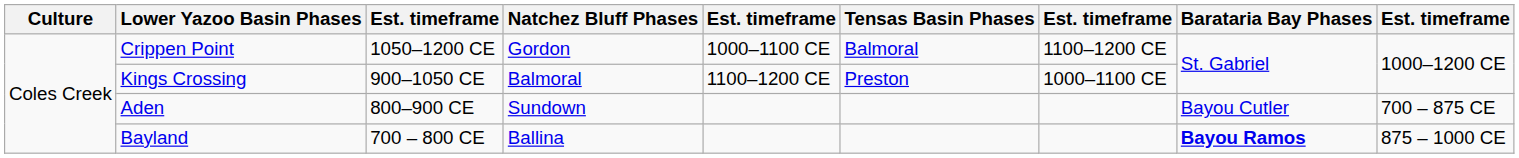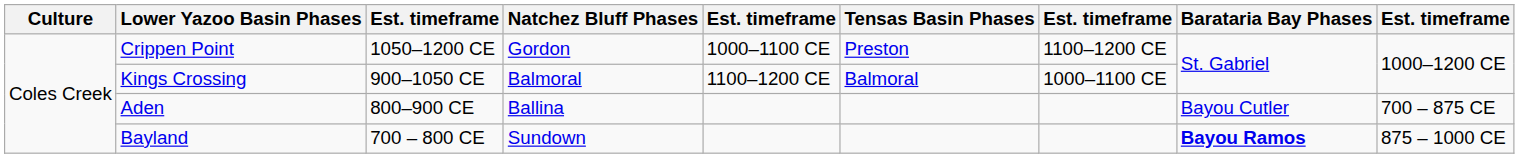(881, 49) Balmoral -> (877, 49) Preston
(877, 78) Preston -> (881, 78) Balmoral
(547, 108) Sundown -> (536, 108) Ballina
(536, 138) Ballina -> (547, 138) Sundown
